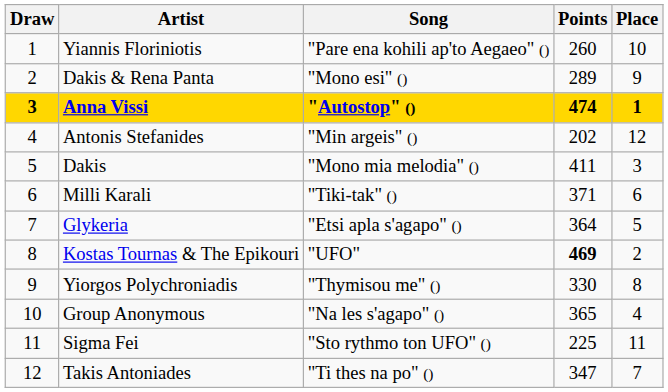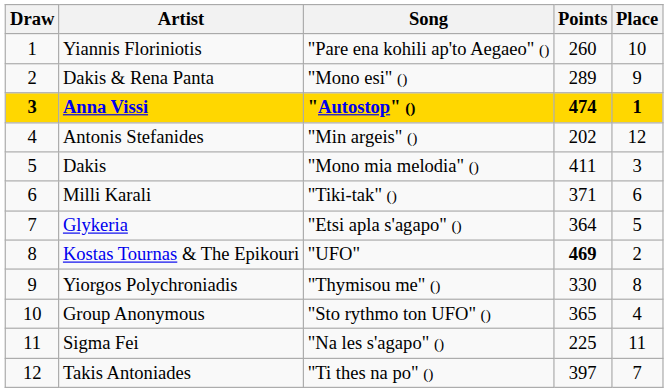(376, 313) "Na les s'agapo" () -> (399, 313) "Sto rythmo ton UFO" ()
(399, 343) "Sto rythmo ton UFO" () -> (376, 343) "Na les s'agapo" ()
(583, 372) 347 -> (583, 372) 397
